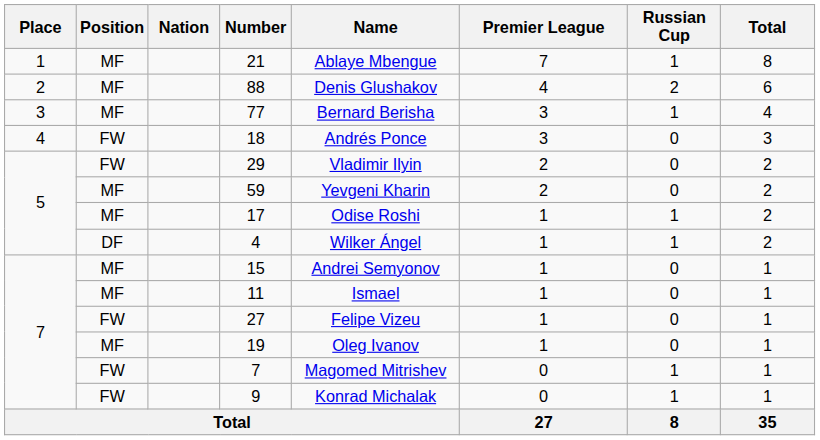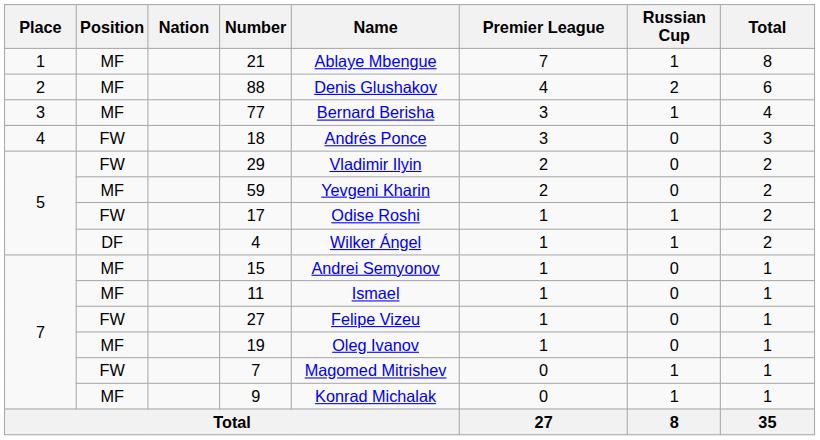(112, 216) MF -> (112, 216) FW
(112, 396) FW -> (112, 396) MF
